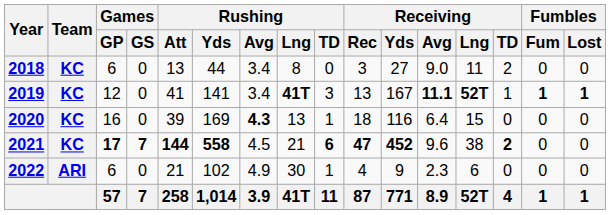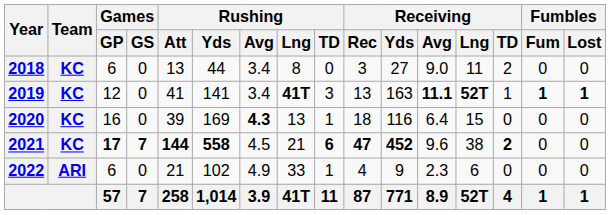(399, 94) 167 -> (399, 94) 163
(296, 171) 30 -> (296, 171) 33
